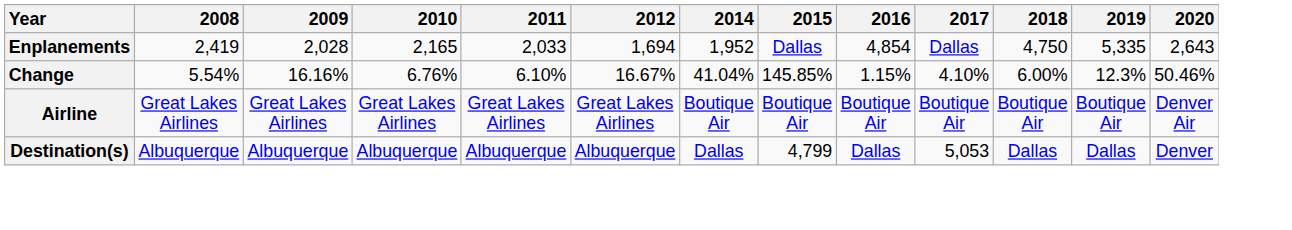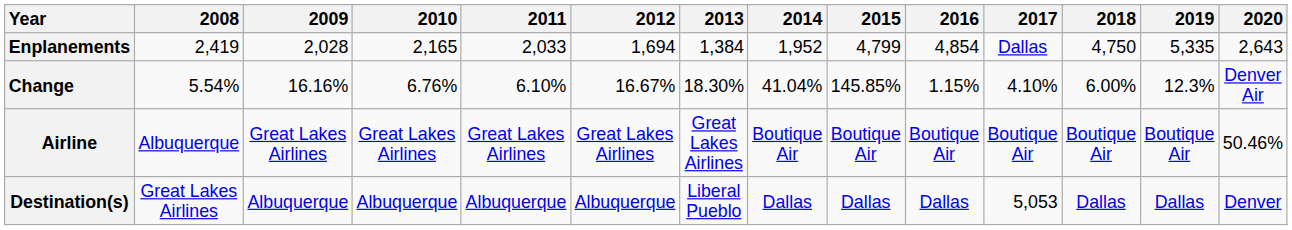+ column: (724, 19)
(797, 47) Dallas -> (879, 47) 4,799
(1184, 75) 50.46% -> (1253, 85) Denver Air
(189, 113) Great Lakes Airlines -> (189, 143) Albuquerque
(1184, 113) Denver Air -> (1253, 143) 50.46%
(189, 151) Albuquerque -> (189, 201) Great Lakes Airlines
(810, 151) 4,799 -> (866, 201) Dallas
